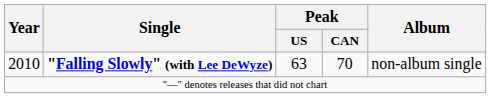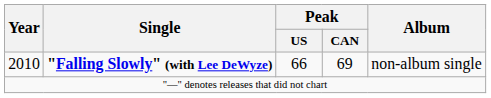(299, 64) 63 -> (299, 64) 66
(345, 64) 70 -> (345, 64) 69
